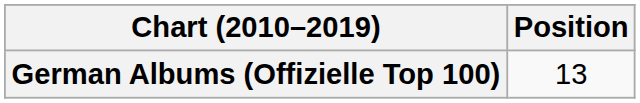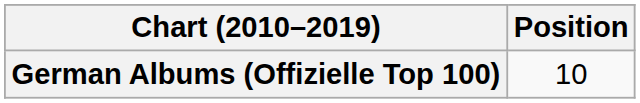(571, 73) 13 -> (571, 73) 10
